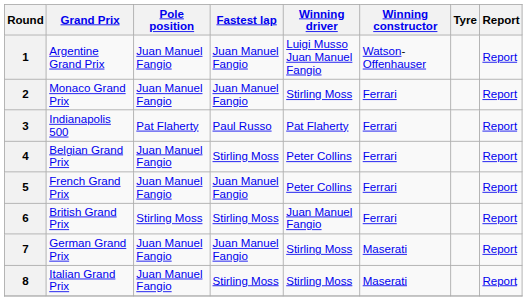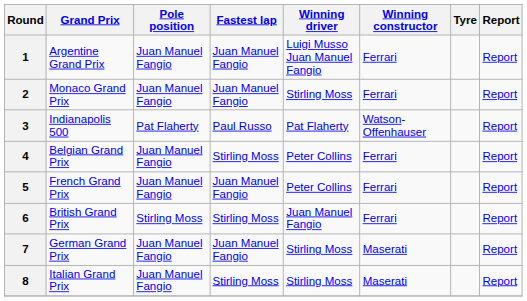(394, 57) Watson-Offenhauser -> (380, 57) Ferrari
(380, 125) Ferrari -> (394, 125) Watson-Offenhauser
